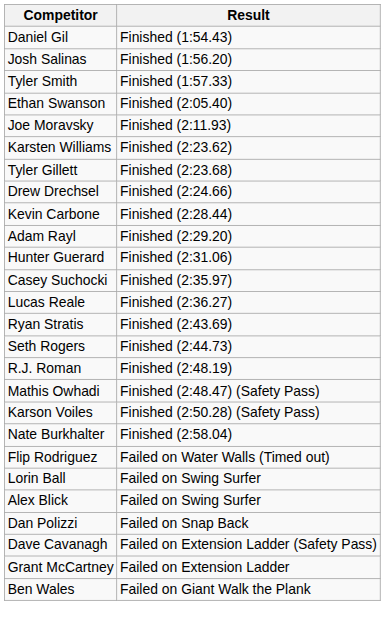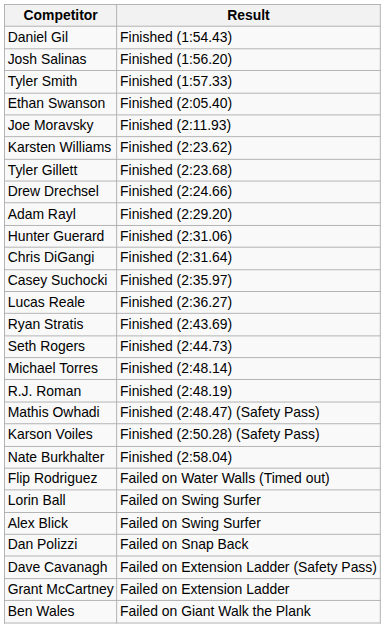- row: (54, 214)
+ row: (51, 258)
+ row: (53, 368)
